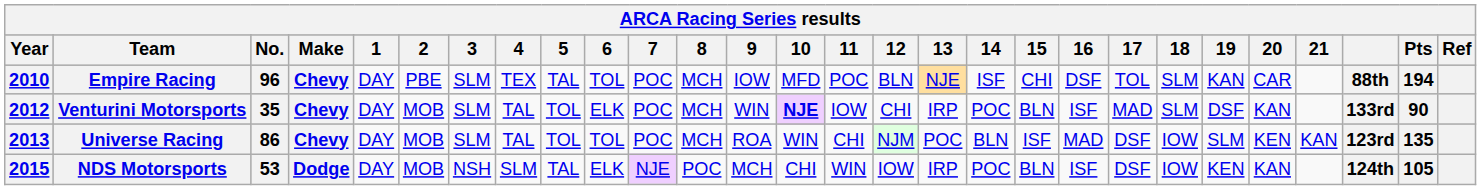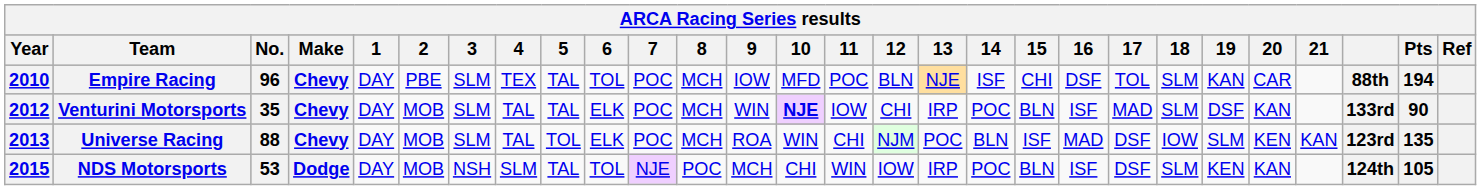(563, 109) TOL -> (563, 109) TAL
(270, 139) 86 -> (270, 139) 88
(607, 139) TOL -> (607, 139) ELK
(607, 169) ELK -> (607, 169) TOL
(1180, 169) IOW -> (1180, 169) SLM
